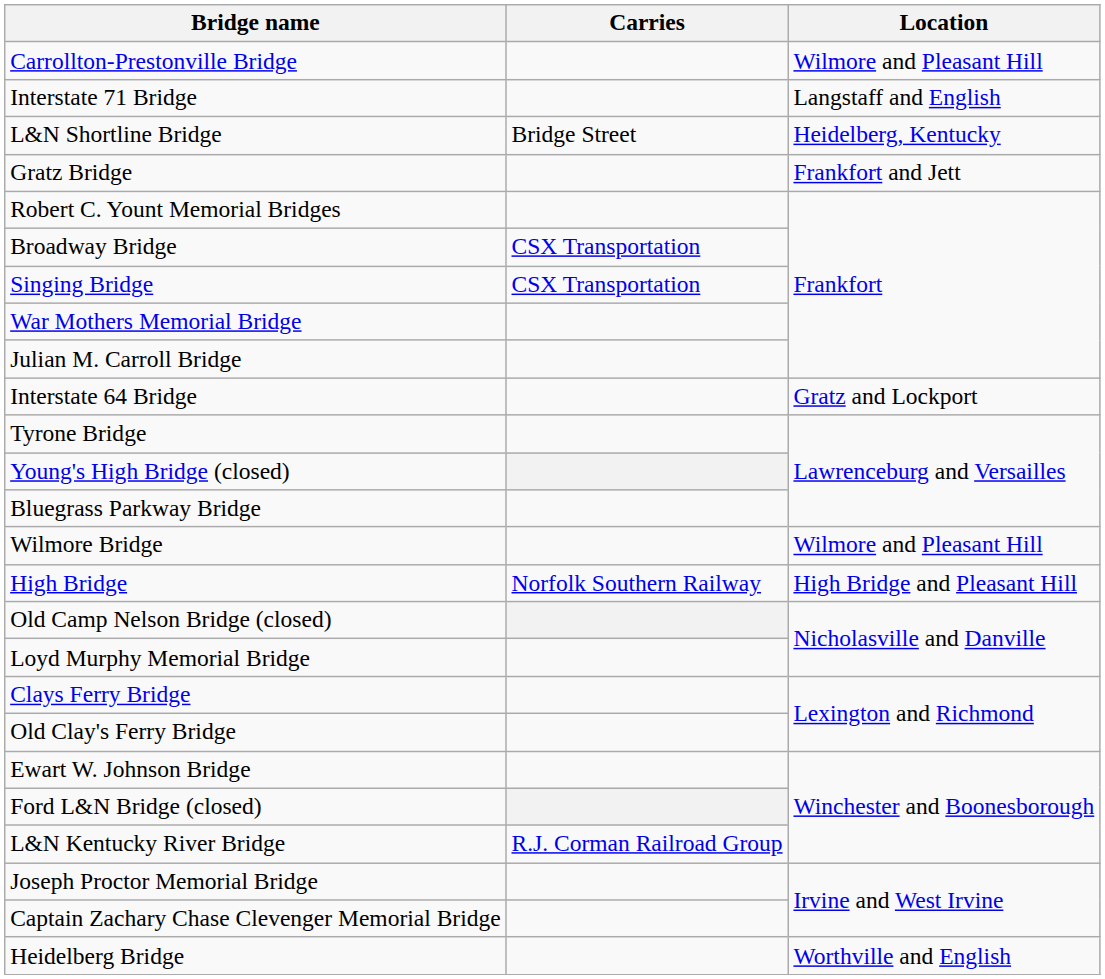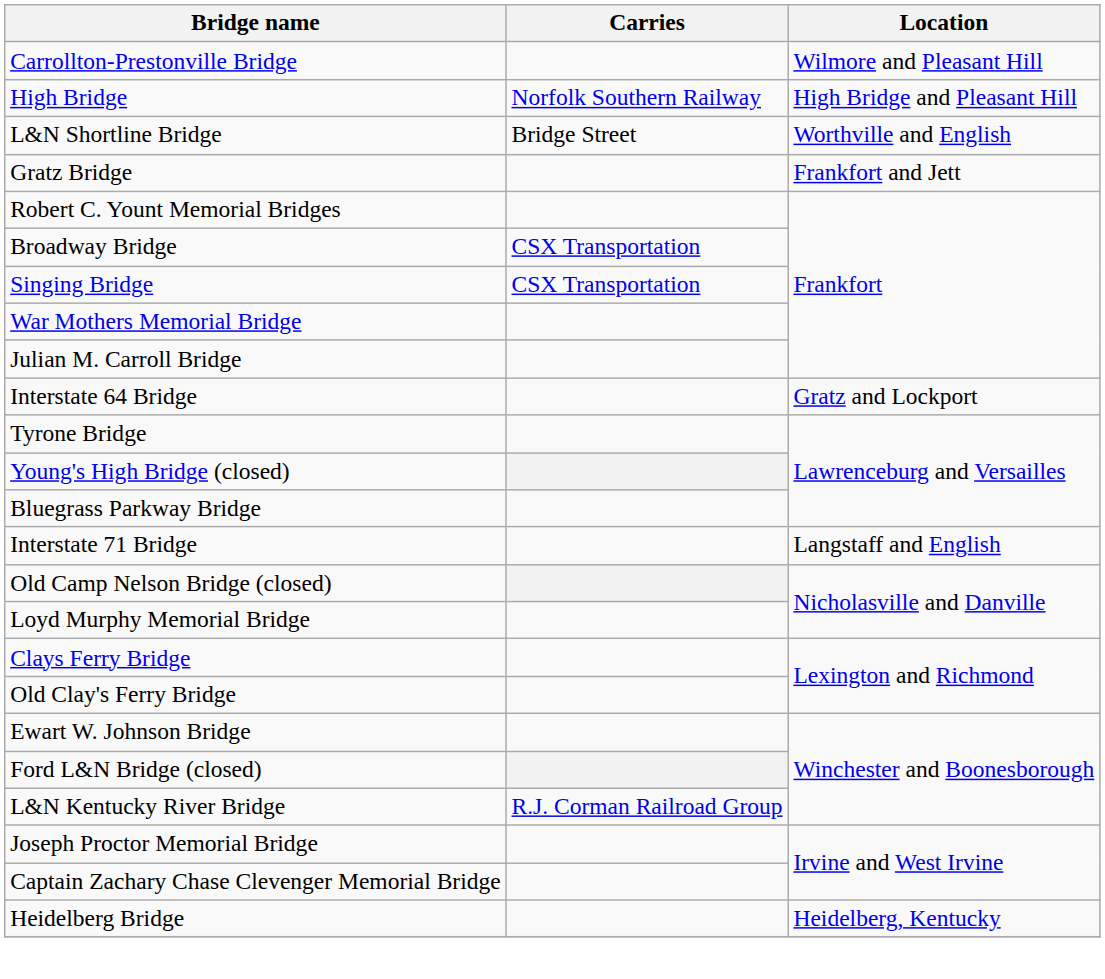rows swapped: (104, 97) <-> (69, 582)
(897, 135) Heidelberg, Kentucky -> (902, 135) Worthville and English
- row: (86, 545)
(902, 955) Worthville and English -> (897, 918) Heidelberg, Kentucky
